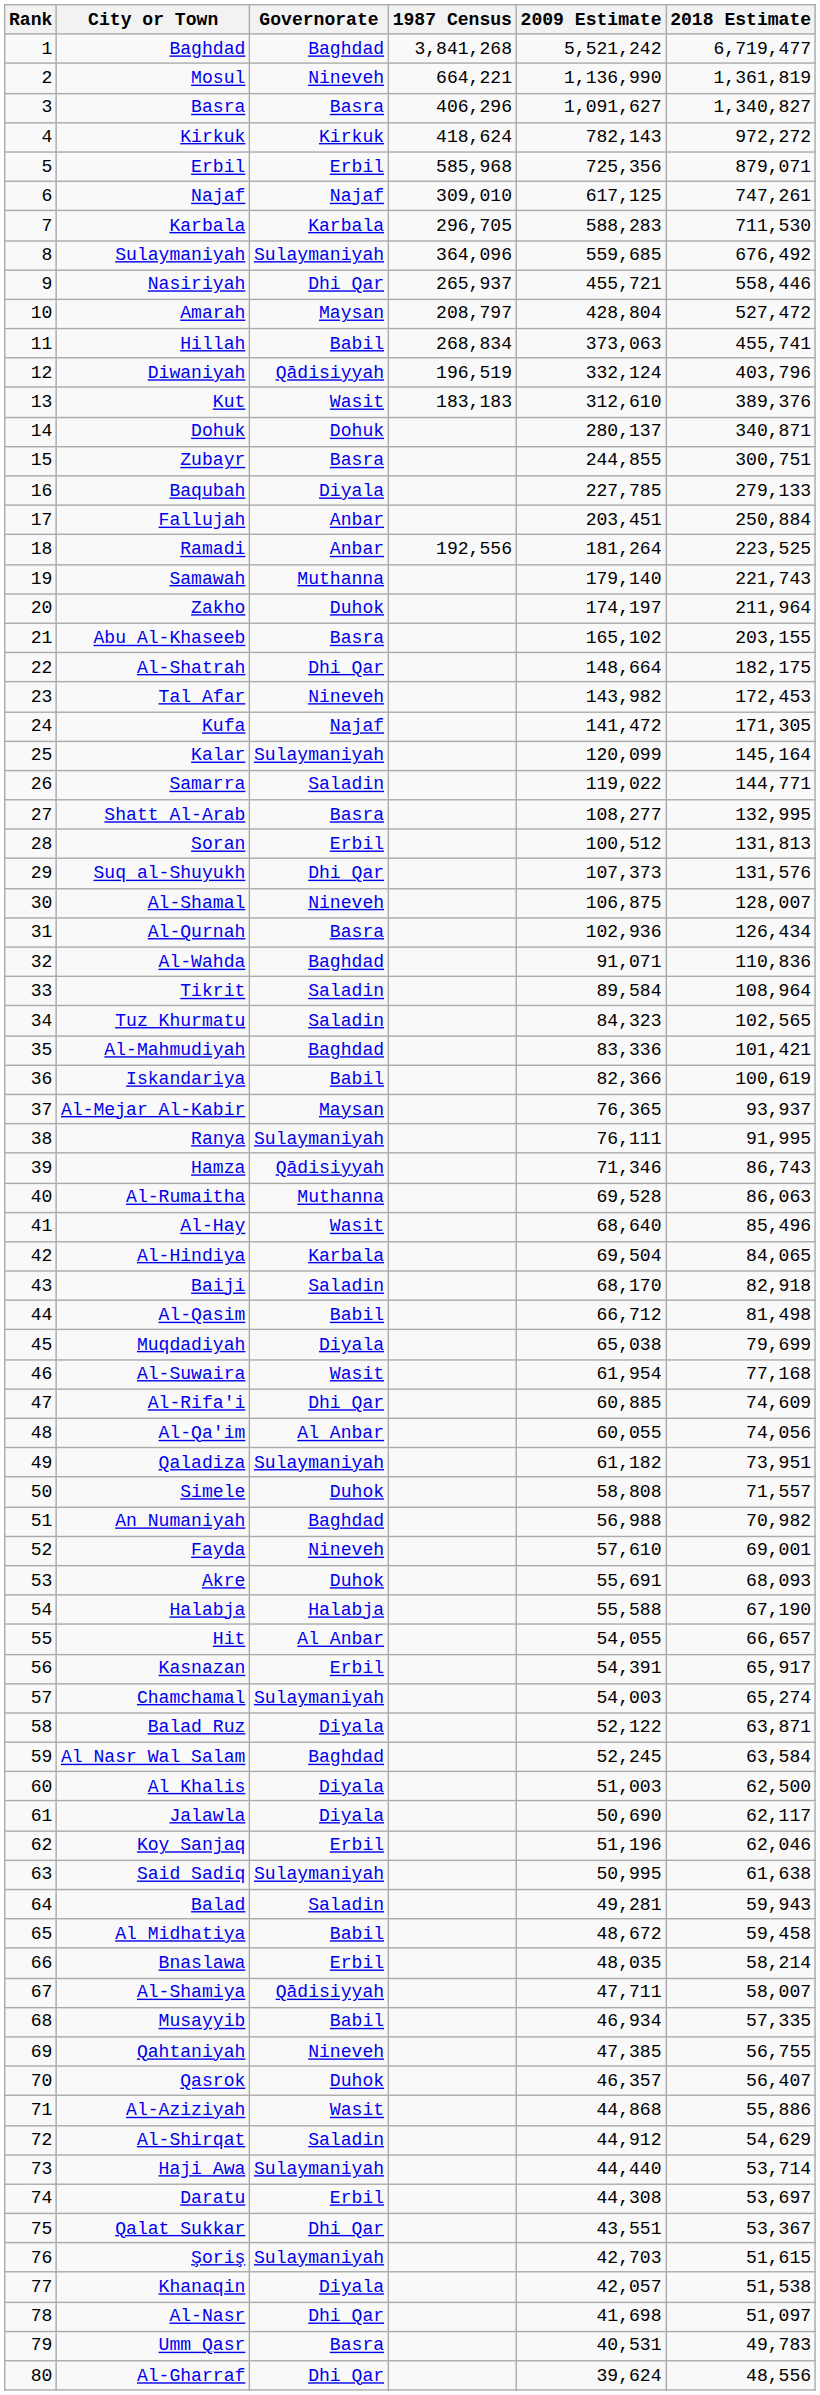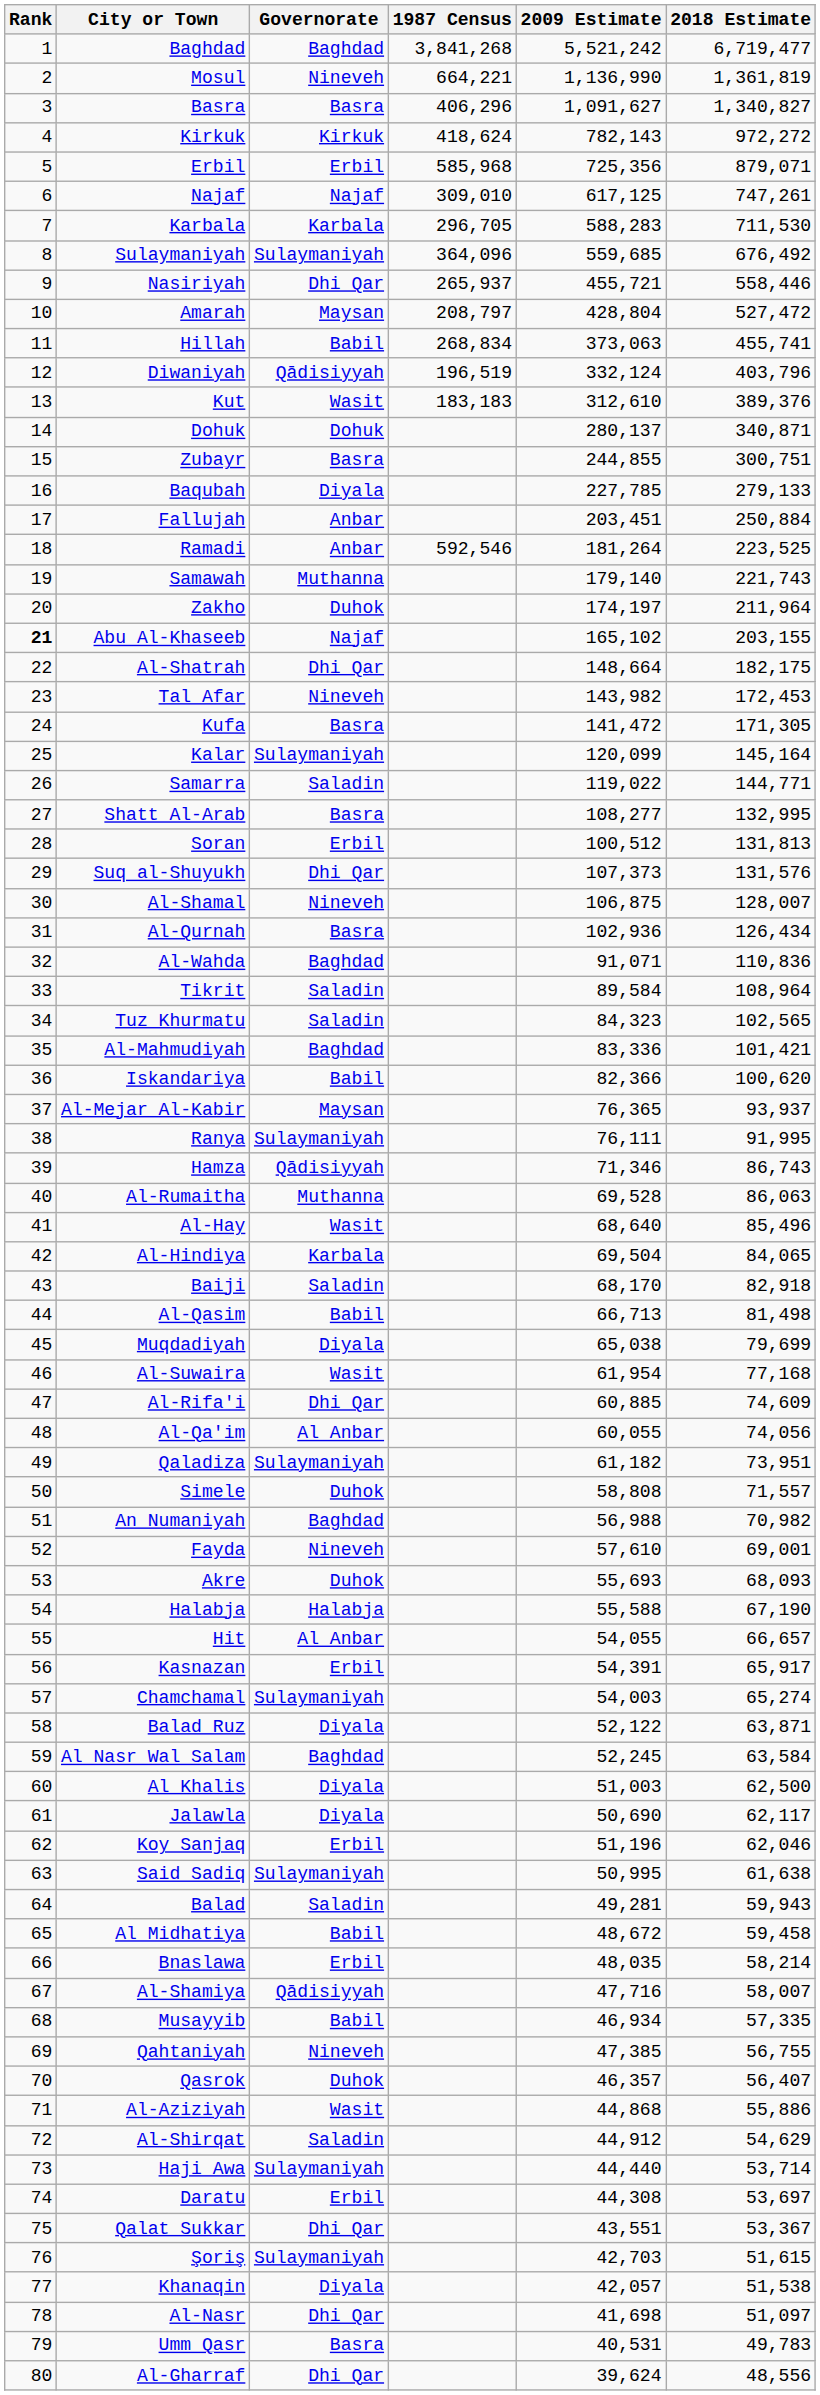(474, 550) 192,556 -> (474, 550) 592,546
(42, 638) normal -> (42, 638) bold
(357, 638) Basra -> (357, 638) Najaf
(357, 726) Najaf -> (357, 726) Basra
(773, 1080) 100,619 -> (773, 1080) 100,620
(629, 1315) 66,712 -> (629, 1315) 66,713
(629, 1580) 55,691 -> (629, 1580) 55,693
(629, 1993) 47,711 -> (629, 1993) 47,716
